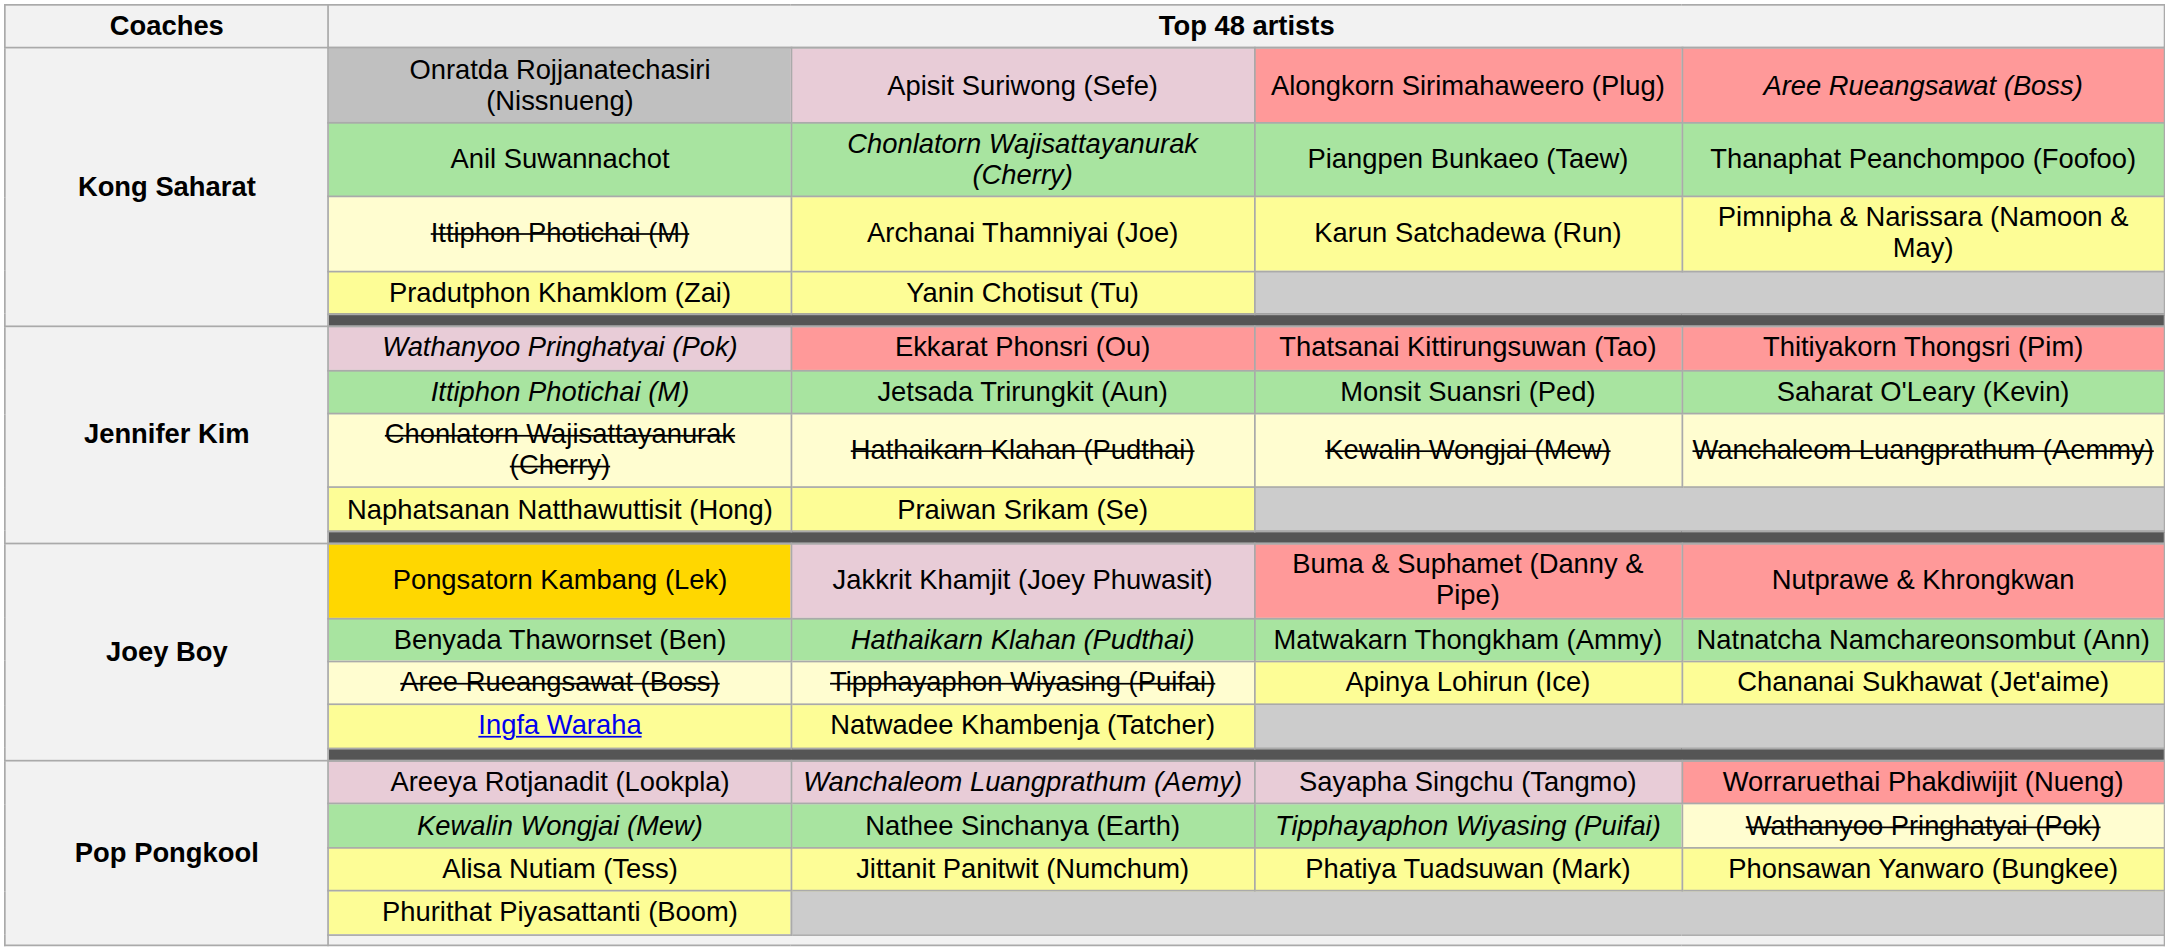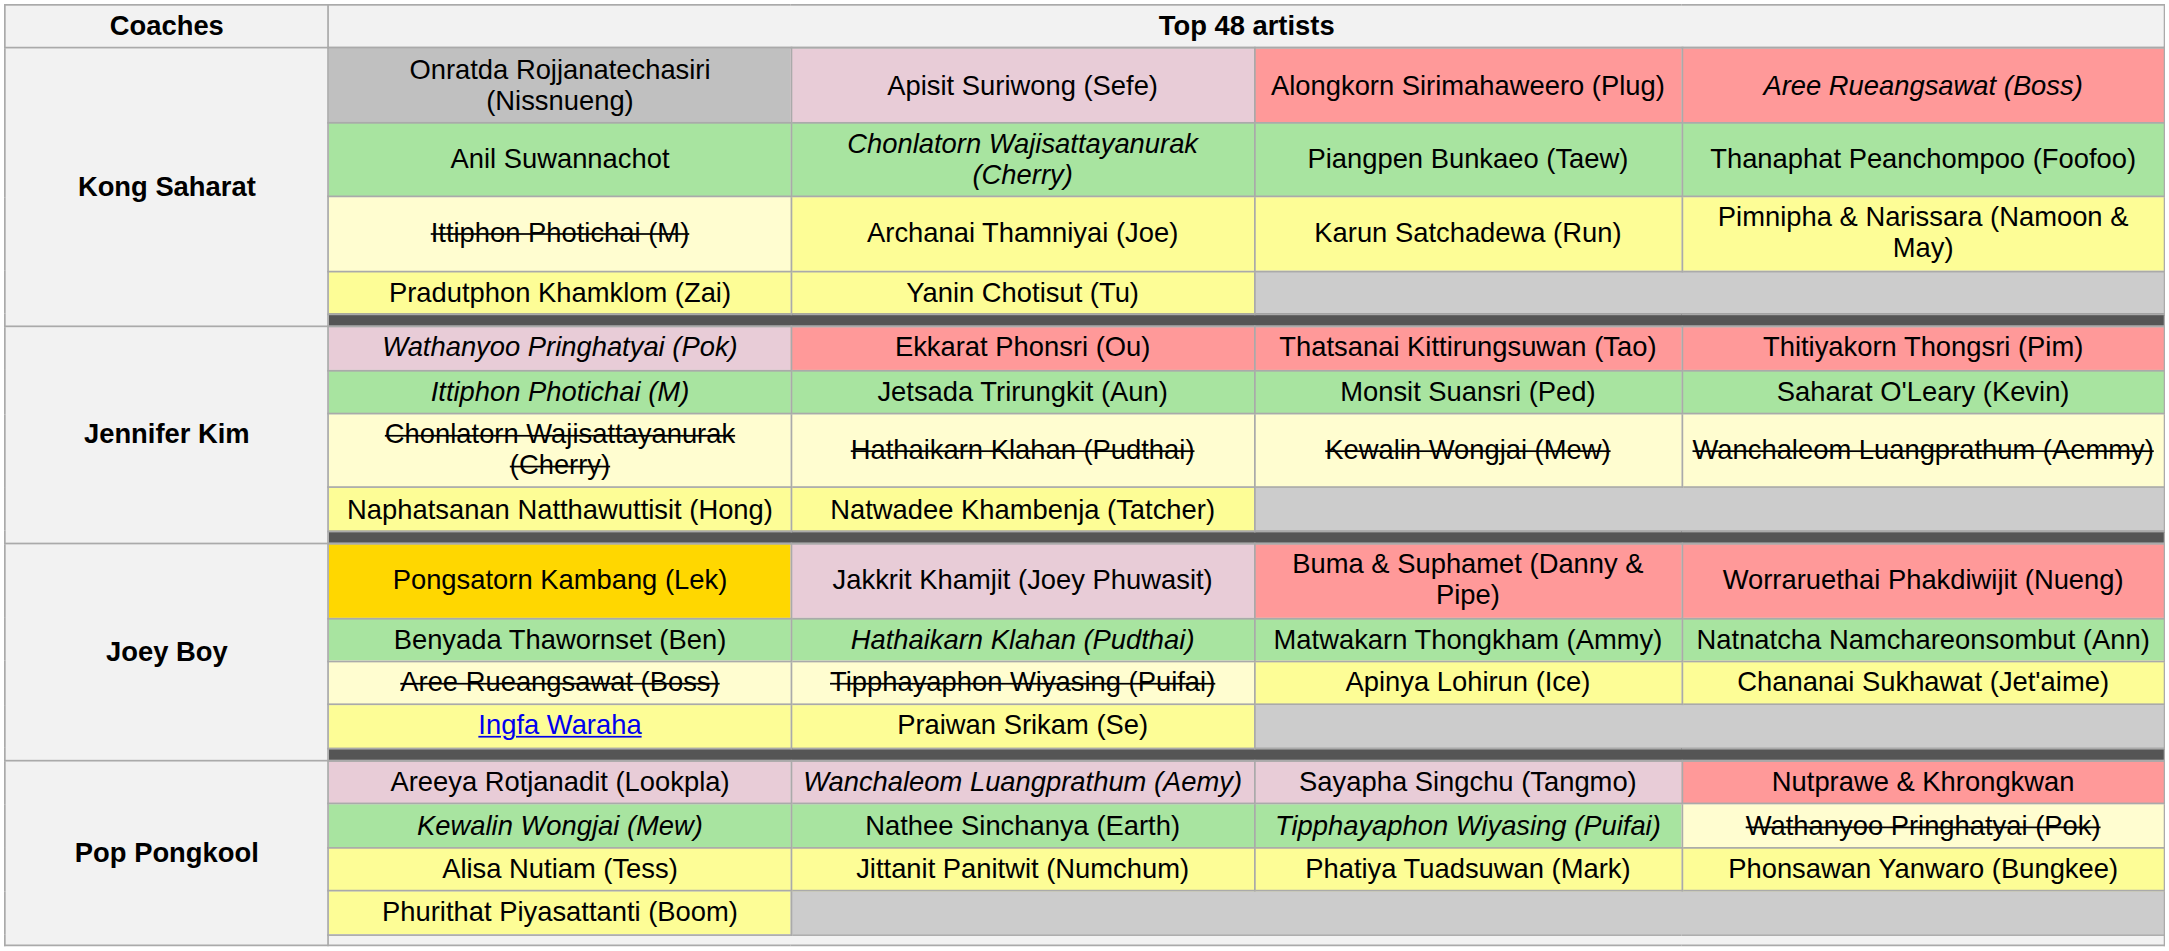(1023, 509) Praiwan Srikam (Se) -> (1023, 509) Natwadee Khambenja (Tatcher)
(1923, 580) Nutprawe & Khrongkwan -> (1923, 580) Worraruethai Phakdiwijit (Nueng)
(1023, 726) Natwadee Khambenja (Tatcher) -> (1023, 726) Praiwan Srikam (Se)
(1923, 782) Worraruethai Phakdiwijit (Nueng) -> (1923, 782) Nutprawe & Khrongkwan
